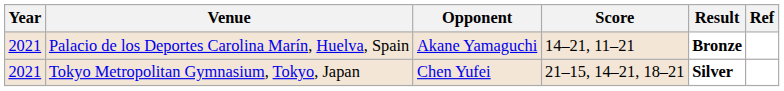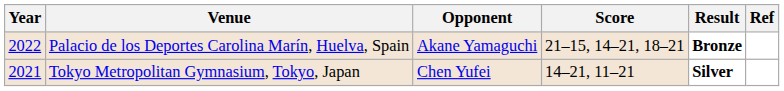(25, 45) 2021 -> (25, 45) 2022
(590, 45) 14–21, 11–21 -> (615, 45) 21–15, 14–21, 18–21
(615, 72) 21–15, 14–21, 18–21 -> (590, 72) 14–21, 11–21
